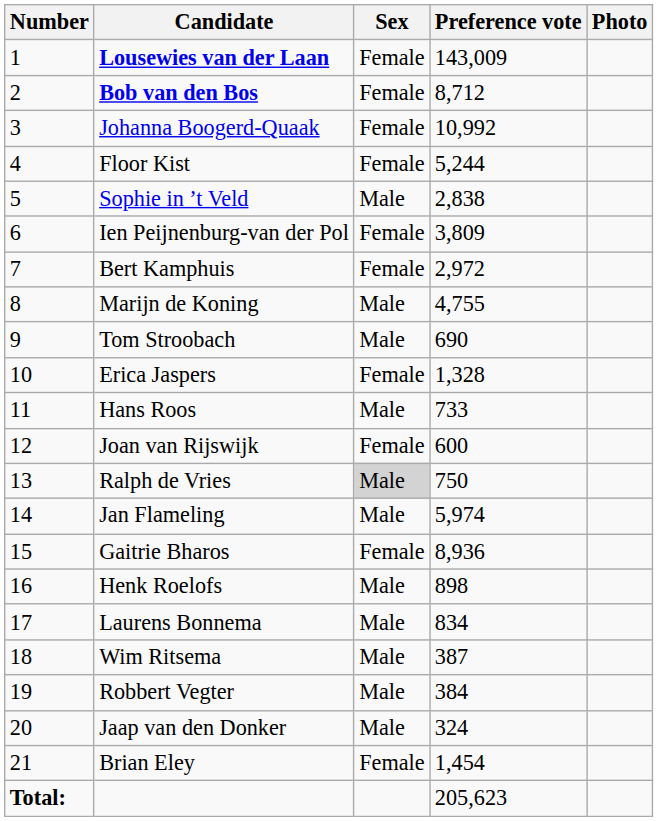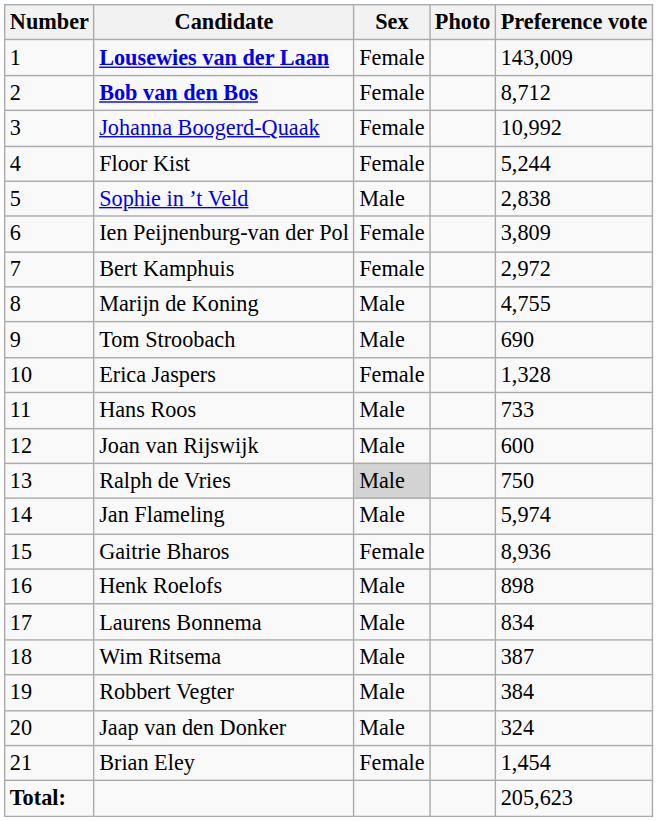columns swapped: (508, 22) <-> (620, 22)
(392, 445) Female -> (382, 445) Male
